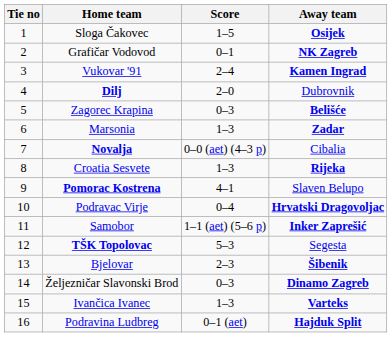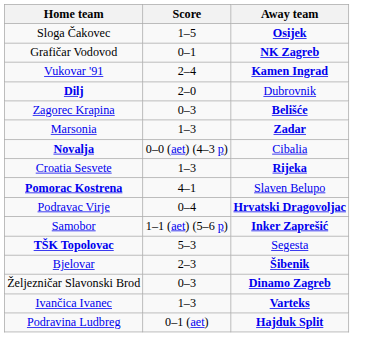- column: (23, 14)
